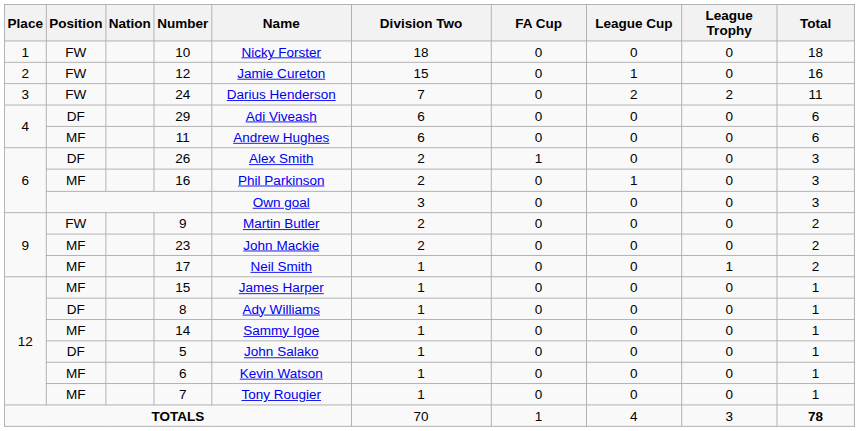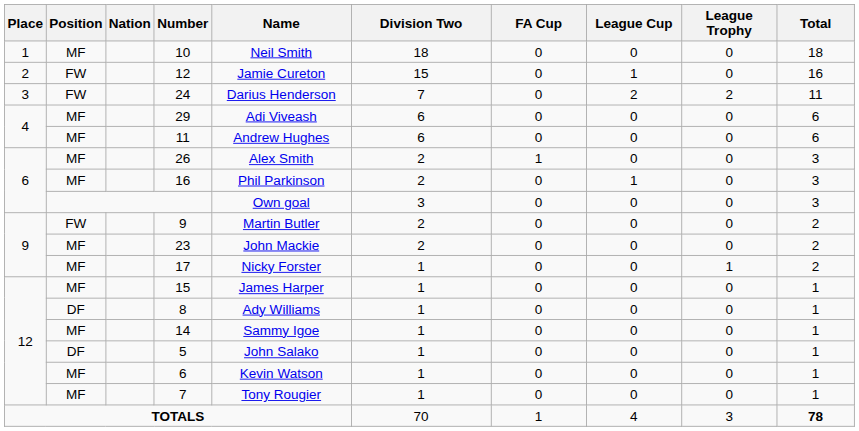(76, 52) FW -> (76, 52) MF
(281, 52) Nicky Forster -> (281, 52) Neil Smith
(76, 116) DF -> (76, 116) MF
(76, 159) DF -> (76, 159) MF
(281, 266) Neil Smith -> (281, 266) Nicky Forster
